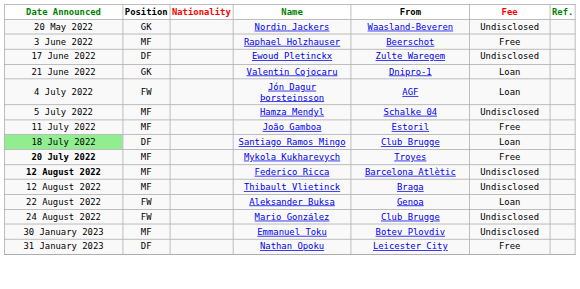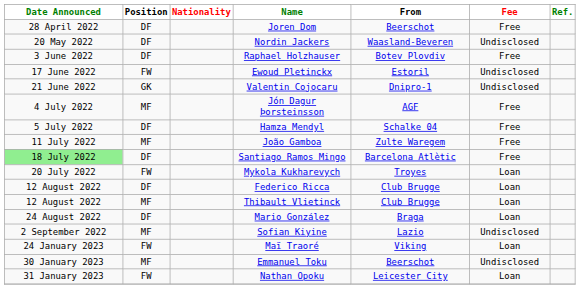+ row: (292, 26)
(146, 26) GK -> (146, 41) DF
(146, 41) MF -> (146, 56) DF
(410, 41) Beerschot -> (410, 56) Botev Plovdiv
(146, 56) DF -> (146, 71) FW
(410, 56) Zulte Waregem -> (410, 71) Estoril
(510, 71) Loan -> (510, 86) Undisclosed
(146, 92) FW -> (146, 106) MF
(510, 92) Loan -> (510, 106) Free
(146, 112) MF -> (146, 127) DF
(510, 112) Undisclosed -> (510, 127) Free
(410, 127) Estoril -> (410, 142) Zulte Waregem
(410, 142) Club Brugge -> (410, 157) Barcelona Atlètic
(510, 142) Loan -> (510, 157) Free
(64, 157) bold -> (64, 172) normal
(146, 157) MF -> (146, 172) FW
(510, 157) Free -> (510, 172) Loan
(64, 172) bold -> (64, 187) normal
(146, 172) MF -> (146, 187) DF
(410, 172) Barcelona Atlètic -> (410, 187) Club Brugge
(510, 172) Undisclosed -> (510, 187) Loan
(410, 187) Braga -> (410, 201) Club Brugge
(510, 187) Undisclosed -> (510, 201) Loan
- row: (292, 201)
(146, 216) FW -> (146, 216) DF
(410, 216) Club Brugge -> (410, 216) Braga
(510, 216) Undisclosed -> (510, 216) Loan
+ row: (292, 231)
+ row: (292, 246)
(410, 231) Botev Plovdiv -> (410, 261) Beerschot
(146, 246) DF -> (146, 276) FW
(510, 246) Free -> (510, 276) Loan
